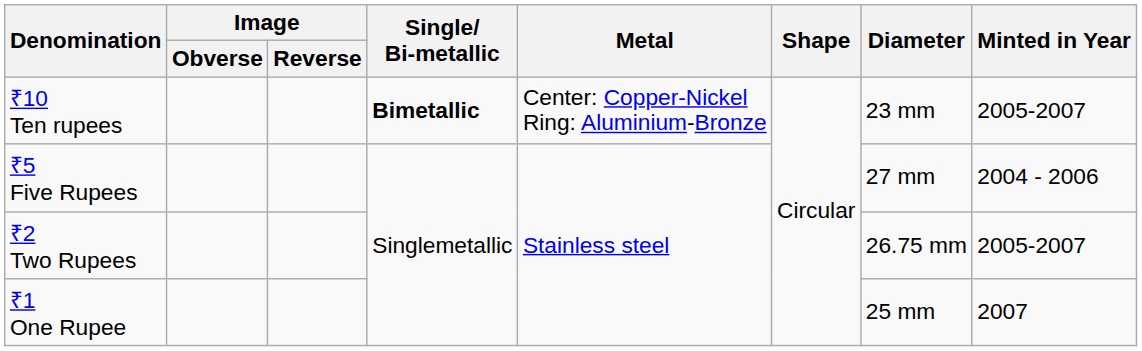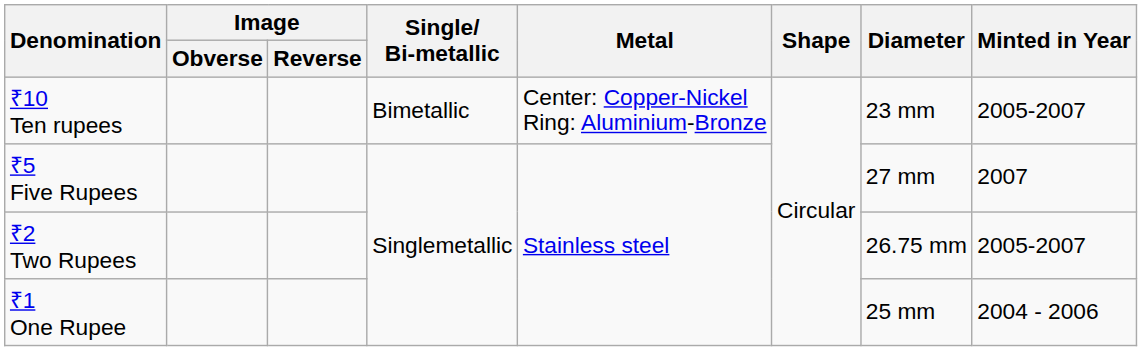(426, 110) bold -> (421, 110) normal
(1038, 177) 2004 - 2006 -> (1003, 177) 2007
(1003, 312) 2007 -> (1038, 312) 2004 - 2006
